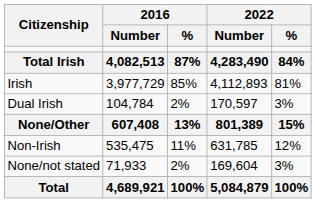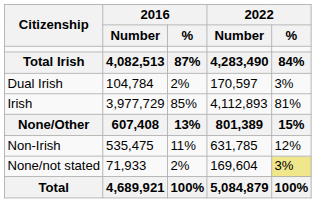rows swapped: (20, 83) <-> (35, 104)
(284, 166) no background -> (284, 166) khaki background
